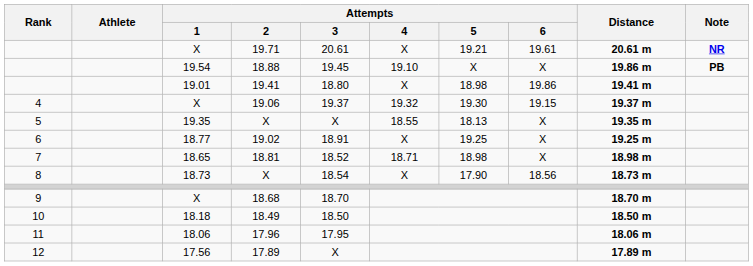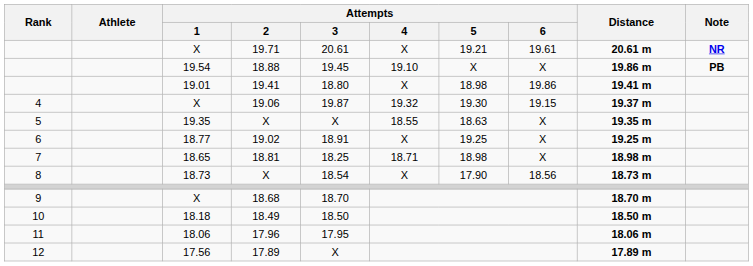(335, 103) 19.37 -> (335, 103) 19.87
(474, 121) 18.13 -> (474, 121) 18.63
(335, 157) 18.52 -> (335, 157) 18.25
